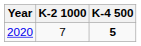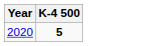- column: (62, 13)
